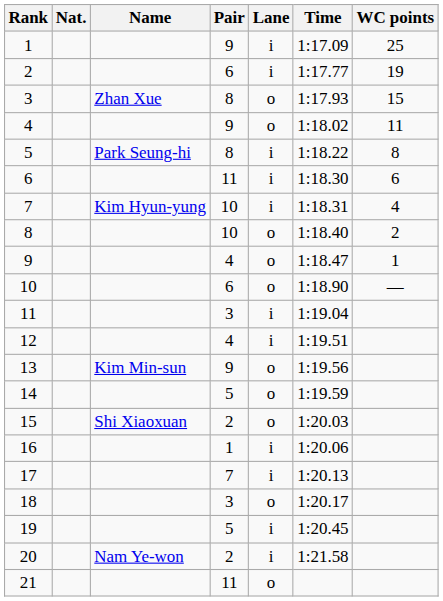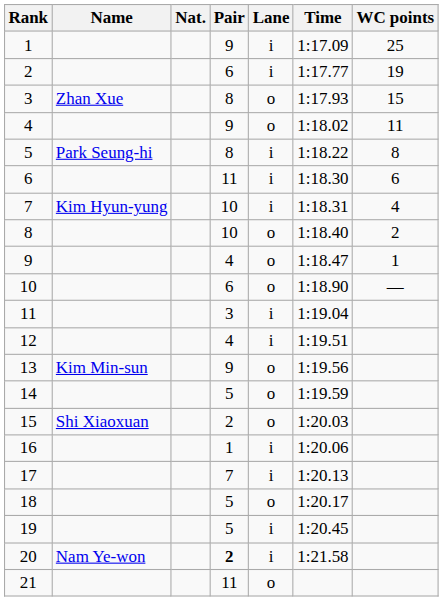columns swapped: (150, 17) <-> (71, 17)
(229, 502) 3 -> (229, 502) 5
(229, 555) normal -> (229, 555) bold
